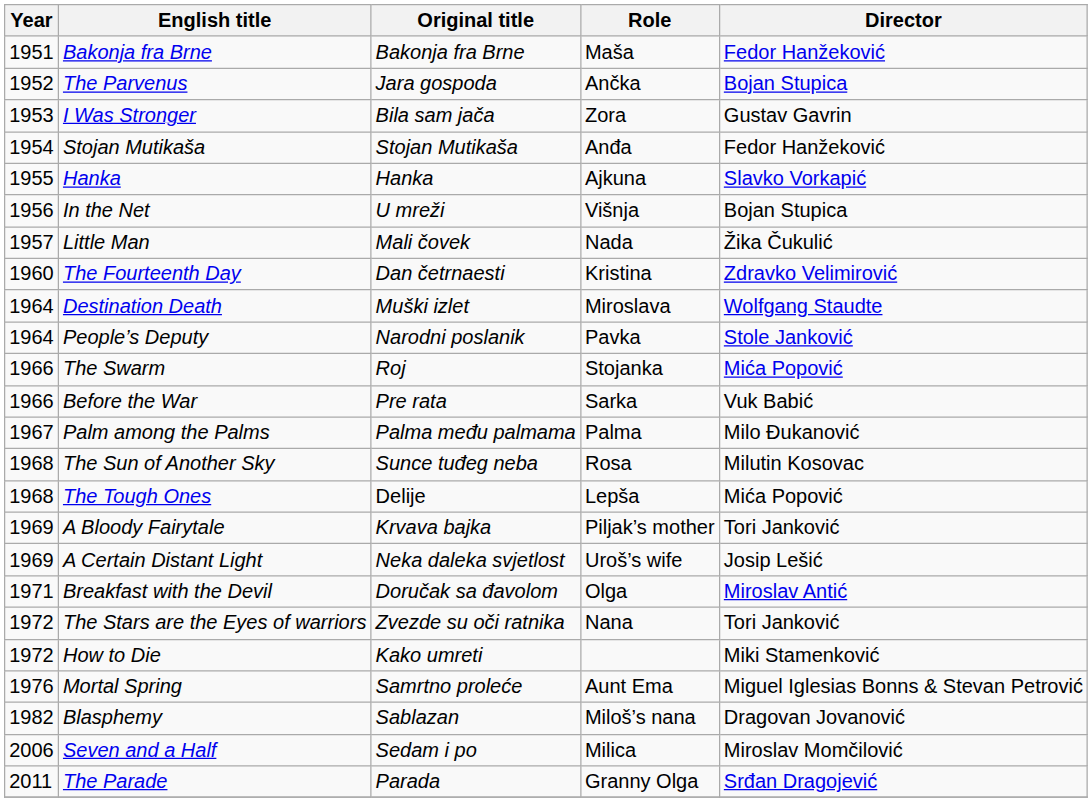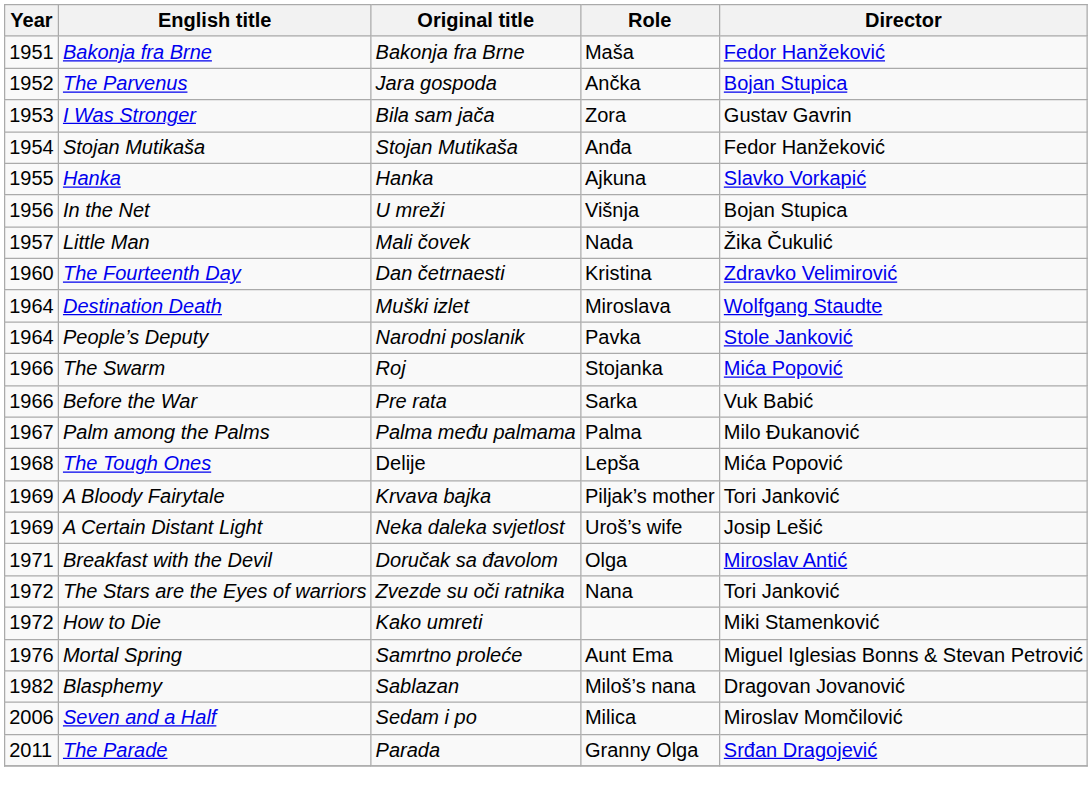- row: (169, 464)
